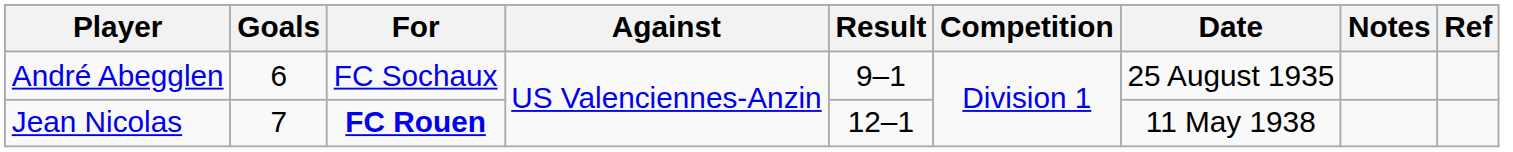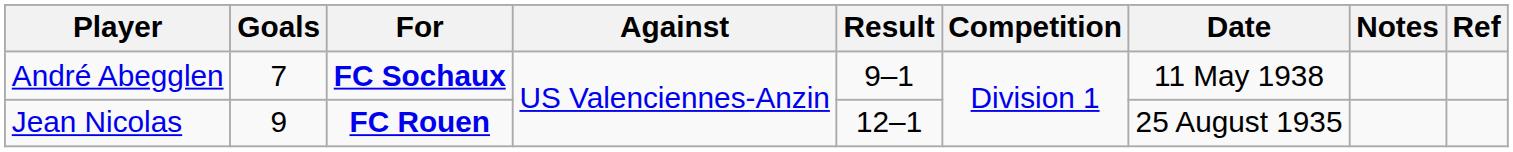(279, 75) 6 -> (279, 75) 7
(416, 75) normal -> (420, 75) bold
(1231, 75) 25 August 1935 -> (1239, 75) 11 May 1938
(279, 122) 7 -> (279, 122) 9
(1231, 122) 11 May 1938 -> (1239, 122) 25 August 1935
